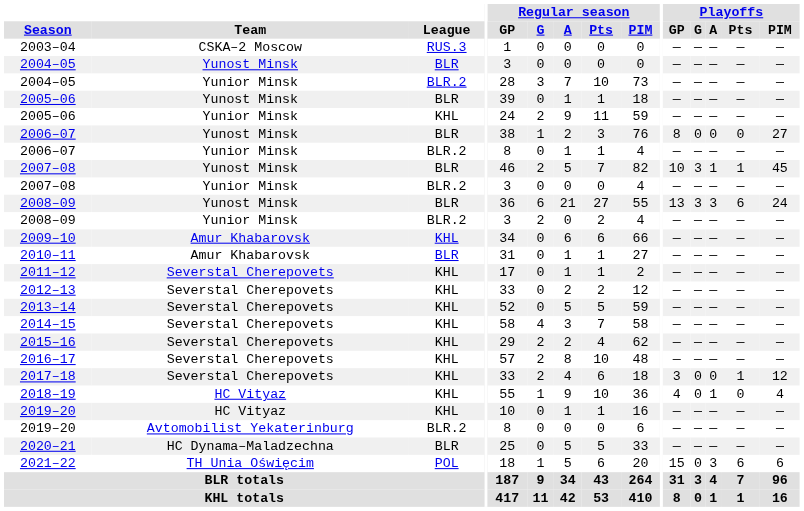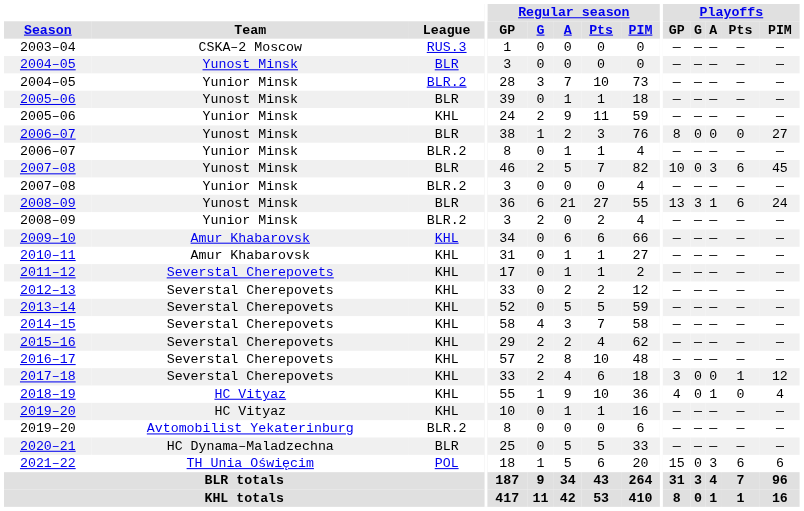(698, 169) 3 -> (698, 169) 0
(713, 169) 1 -> (713, 169) 3
(741, 169) 1 -> (741, 169) 6
(713, 203) 3 -> (713, 203) 1
(447, 255) BLR -> (447, 255) KHL
